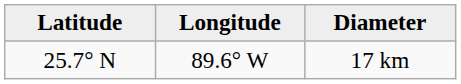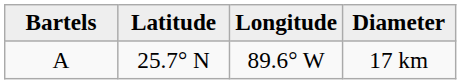+ column: (61, 22)
